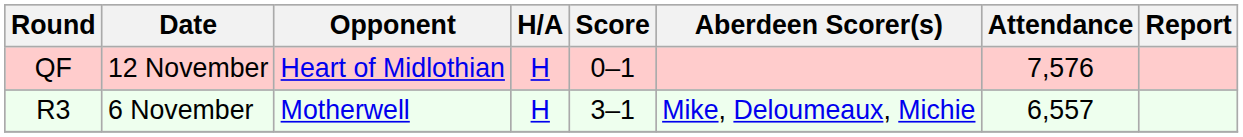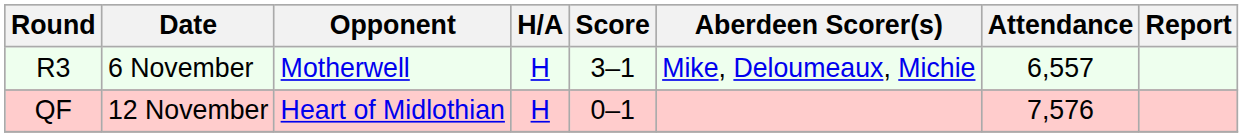rows swapped: (53, 110) <-> (53, 68)
